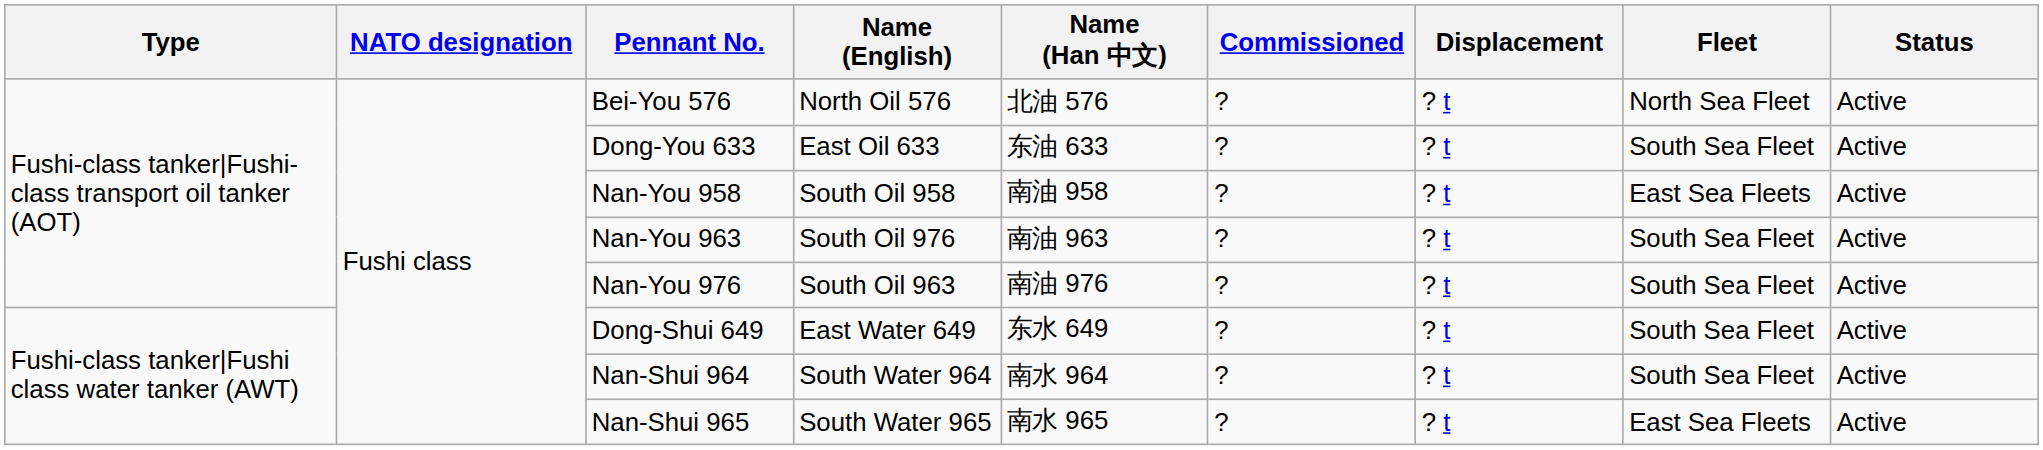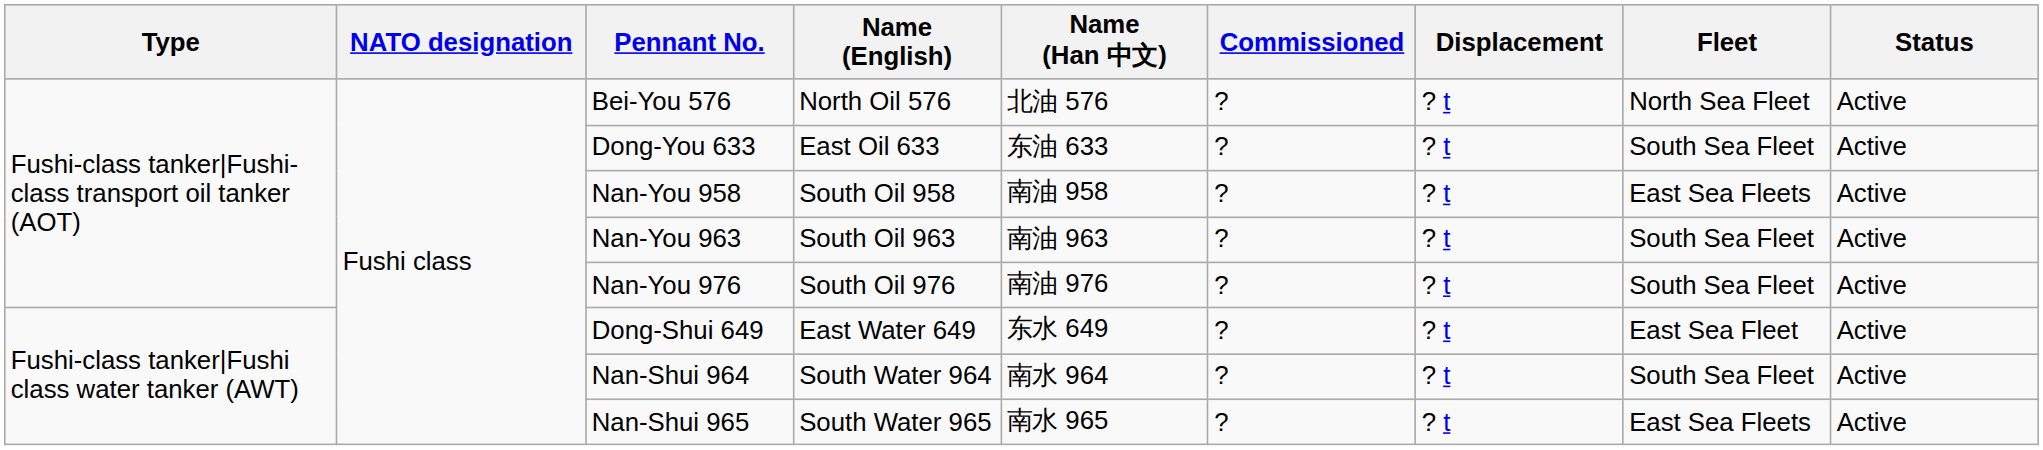(877, 239) South Oil 976 -> (877, 239) South Oil 963
(877, 284) South Oil 963 -> (877, 284) South Oil 976
(1722, 330) South Sea Fleet -> (1714, 330) East Sea Fleet
